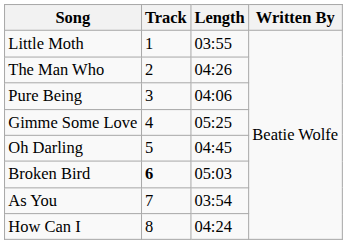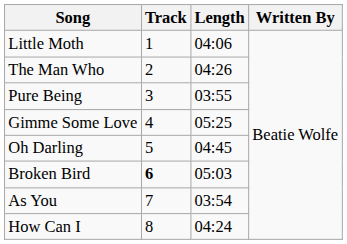(213, 43) 03:55 -> (213, 43) 04:06
(213, 95) 04:06 -> (213, 95) 03:55
